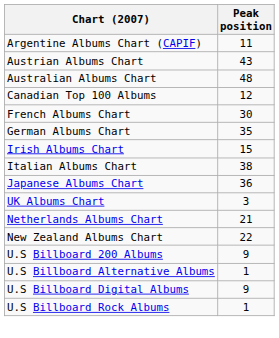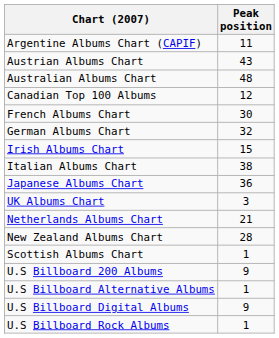(246, 131) 35 -> (246, 131) 32
(246, 237) 22 -> (246, 237) 28
+ row: (75, 254)
